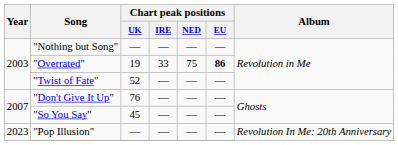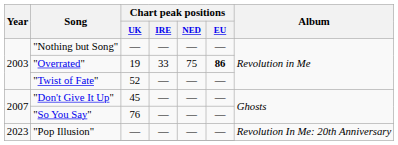(135, 98) 76 -> (135, 98) 45
(135, 115) 45 -> (135, 115) 76
